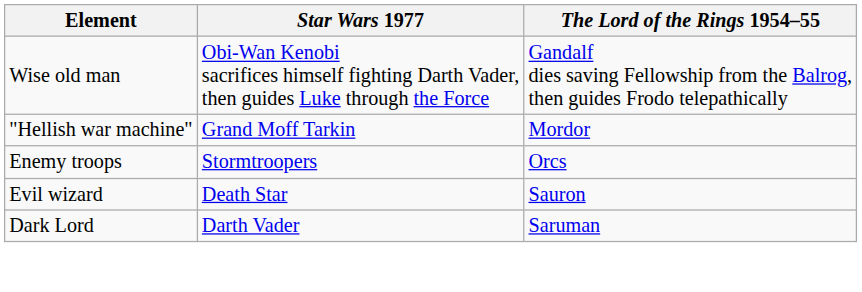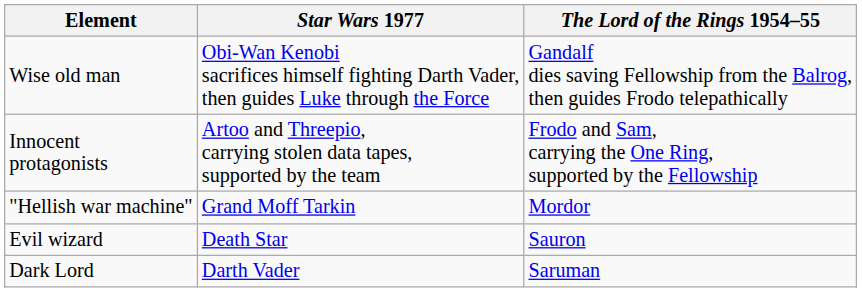+ row: (59, 152)
- row: (66, 161)
